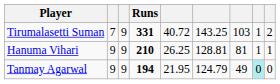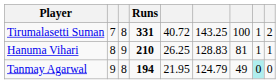(124, 32) 9 -> (124, 32) 8
(241, 32) 103 -> (241, 32) 100
(113, 50) 9 -> (113, 50) 8
(211, 50) 128.81 -> (211, 50) 128.83
(124, 69) 9 -> (124, 69) 8
